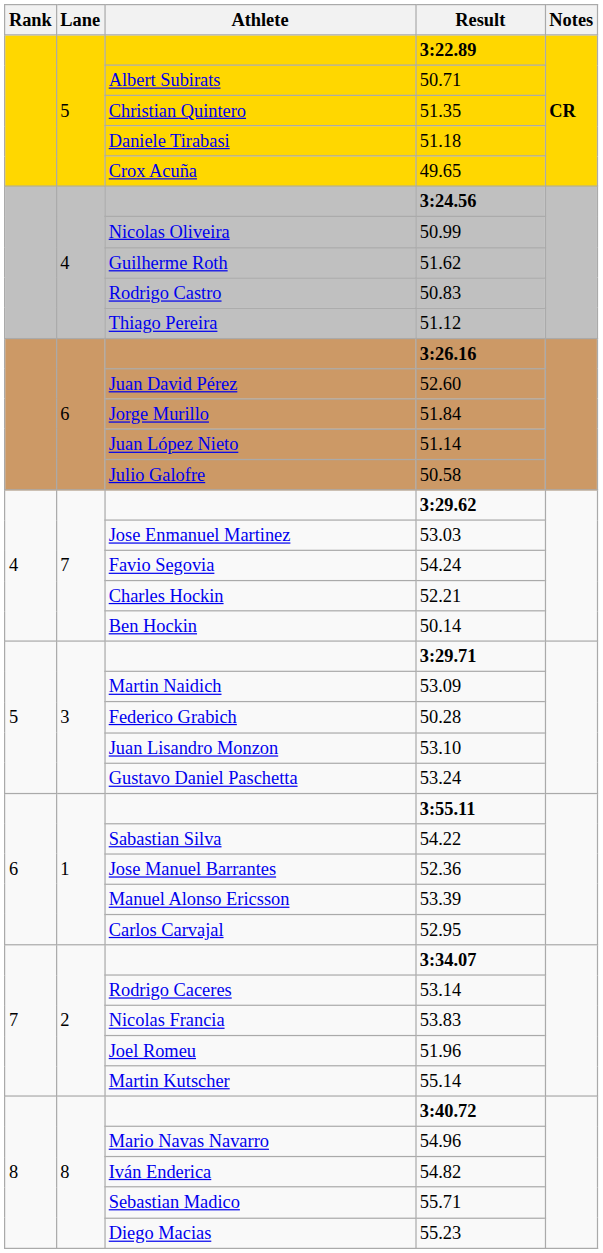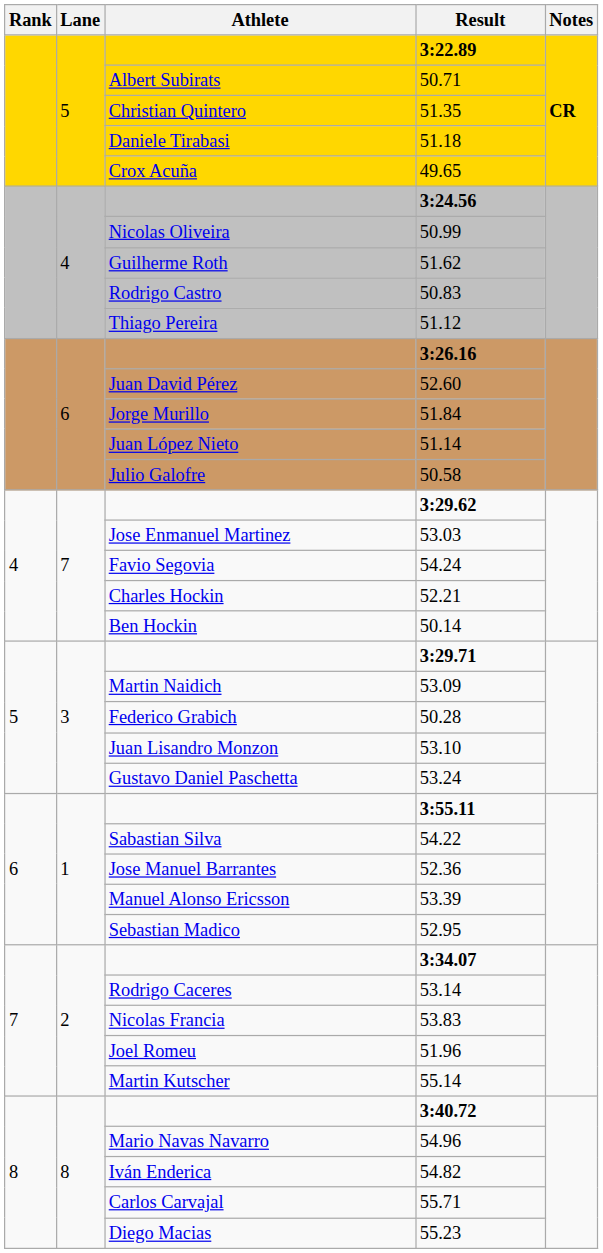(166, 929) Carlos Carvajal -> (174, 929) Sebastian Madico
(174, 1202) Sebastian Madico -> (166, 1202) Carlos Carvajal
